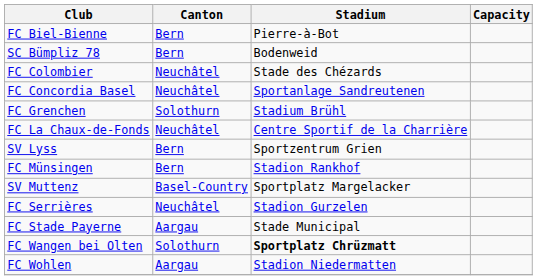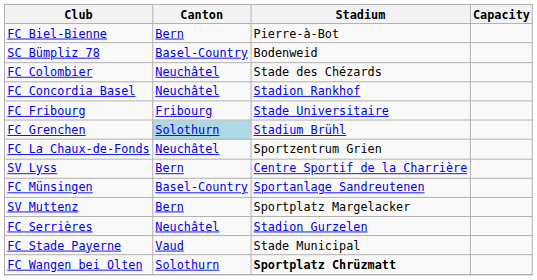(170, 53) Bern -> (202, 53) Basel-Country
(339, 91) Sportanlage Sandreutenen -> (307, 91) Stadion Rankhof
+ row: (46, 110)
(187, 110) no background -> (187, 130) lightblue background
(360, 130) Centre Sportif de la Charrière -> (318, 149) Sportzentrum Grien
(318, 149) Sportzentrum Grien -> (360, 168) Centre Sportif de la Charrière
(170, 168) Bern -> (202, 188) Basel-Country
(307, 168) Stadion Rankhof -> (339, 188) Sportanlage Sandreutenen
(202, 188) Basel-Country -> (170, 207) Bern
(177, 226) Aargau -> (170, 245) Vaud
- row: (39, 265)
